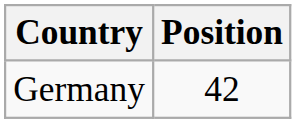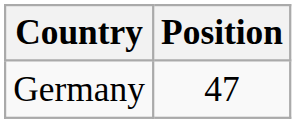(222, 88) 42 -> (222, 88) 47
